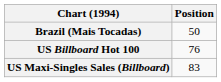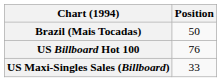(194, 67) 83 -> (194, 67) 33
